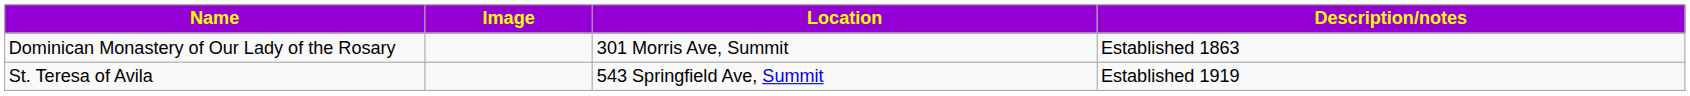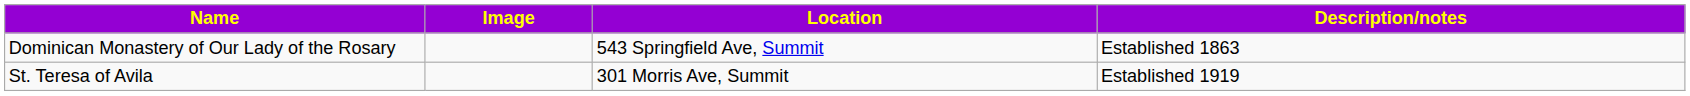(693, 47) 301 Morris Ave, Summit -> (710, 47) 543 Springfield Ave, Summit
(710, 76) 543 Springfield Ave, Summit -> (693, 76) 301 Morris Ave, Summit
